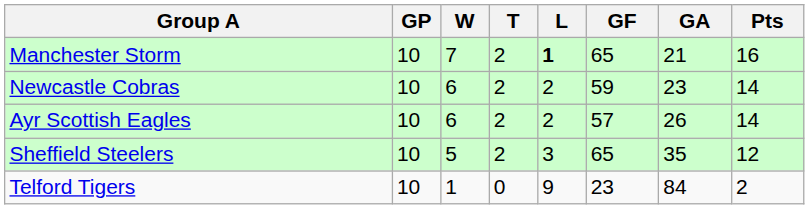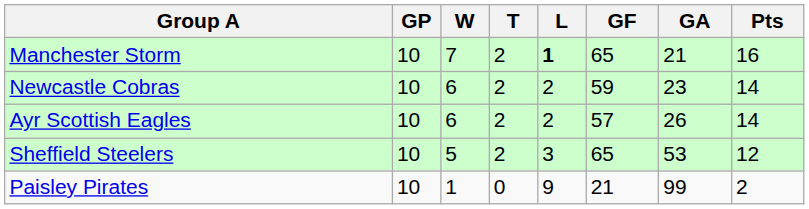(675, 154) 35 -> (675, 154) 53
- row: (72, 187)
+ row: (79, 187)
